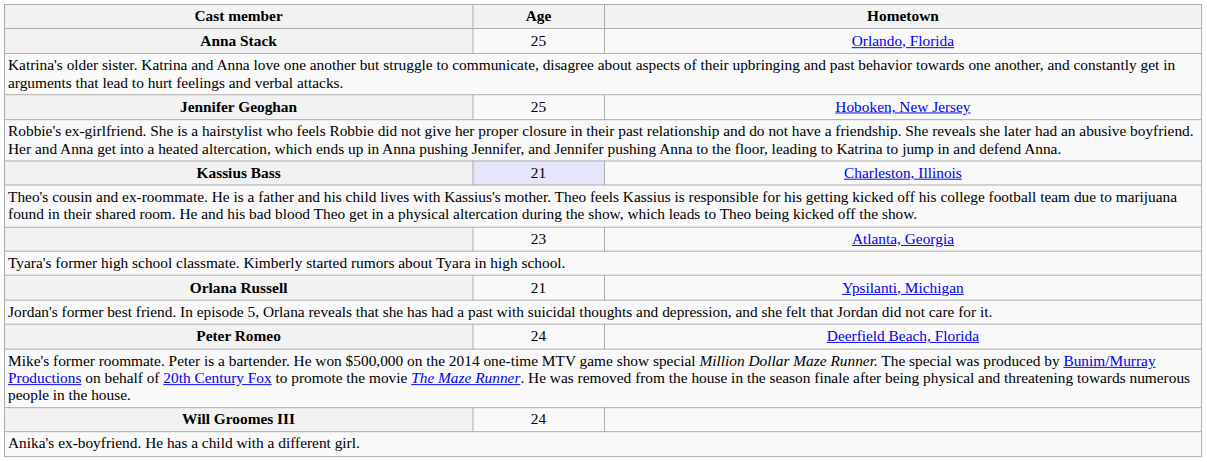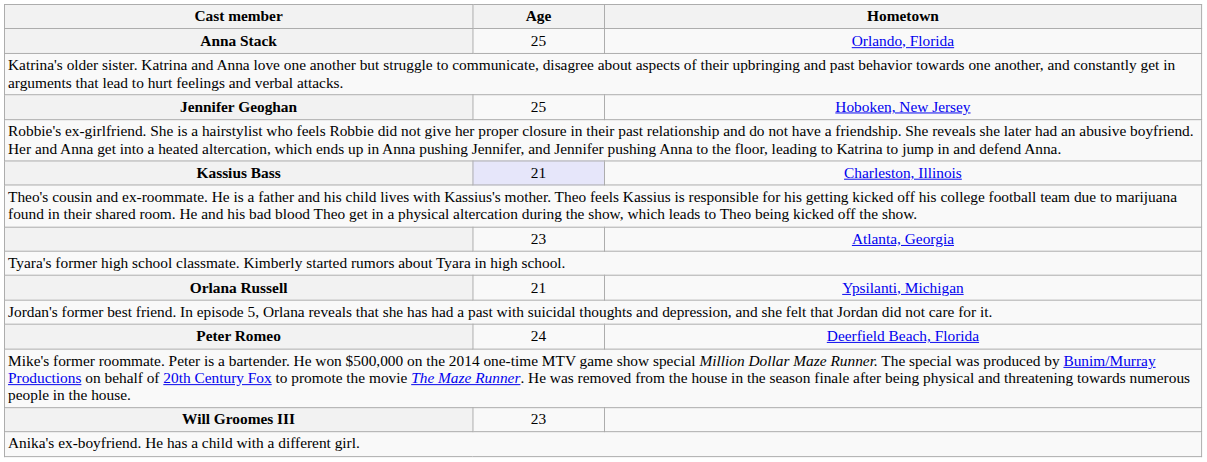(538, 419) 24 -> (538, 419) 23
